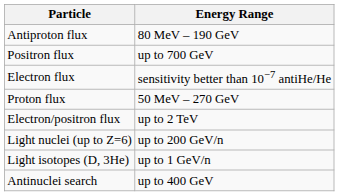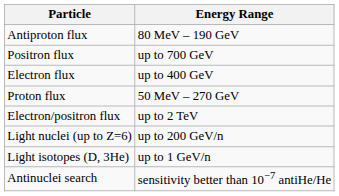(234, 77) sensitivity better than 10−7 antiHe/He -> (176, 75) up to 400 GeV
(176, 180) up to 400 GeV -> (234, 178) sensitivity better than 10−7 antiHe/He
